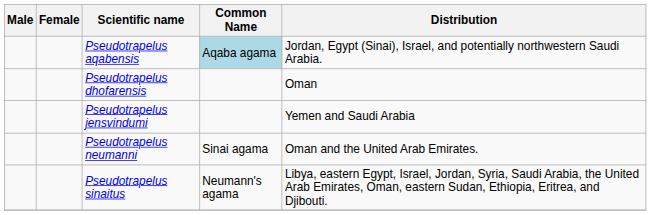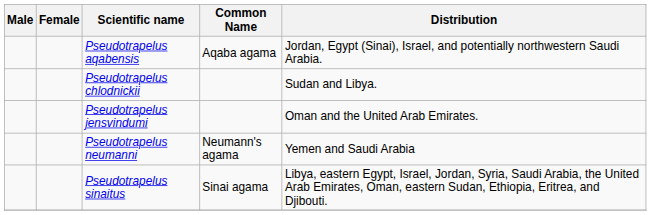(239, 52) lightblue background -> (239, 52) no background
+ row: (126, 84)
- row: (126, 84)
(350, 116) Yemen and Saudi Arabia -> (382, 116) Oman and the United Arab Emirates.
(235, 148) Sinai agama -> (232, 148) Neumann's agama
(382, 148) Oman and the United Arab Emirates. -> (350, 148) Yemen and Saudi Arabia
(232, 187) Neumann's agama -> (235, 187) Sinai agama
